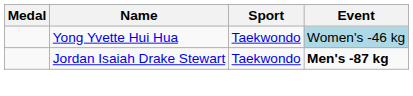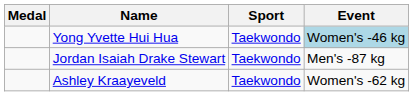(348, 59) bold -> (346, 59) normal
+ row: (109, 80)
